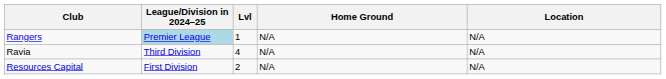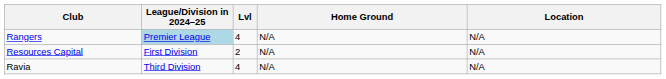(238, 37) 1 -> (238, 37) 4
rows swapped: (18, 52) <-> (45, 67)
